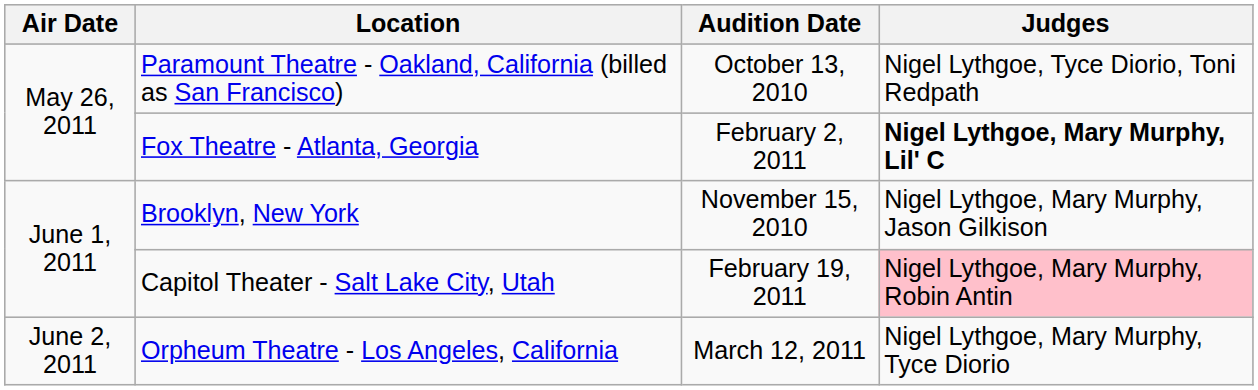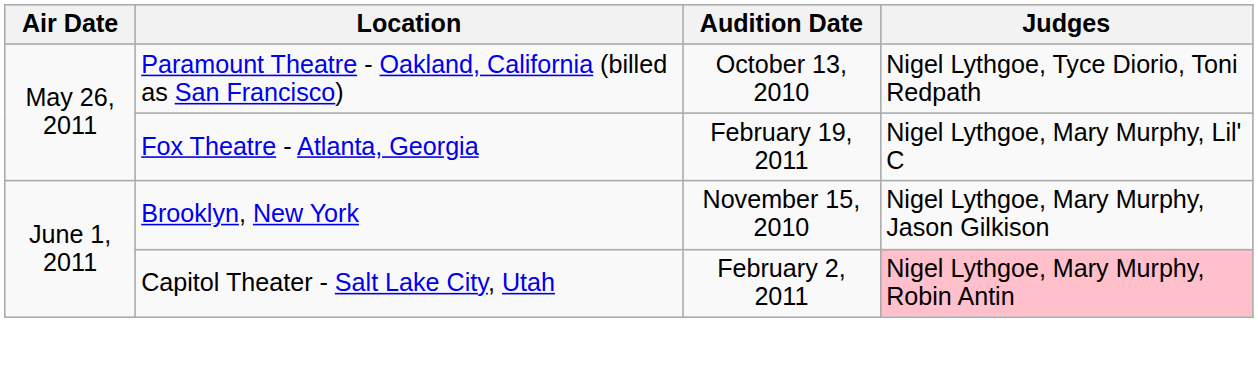(780, 146) February 2, 2011 -> (781, 146) February 19, 2011
(1055, 146) bold -> (1064, 146) normal
(780, 282) February 19, 2011 -> (781, 282) February 2, 2011
- row: (380, 350)
